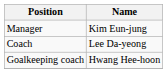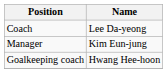rows swapped: (25, 28) <-> (20, 44)
